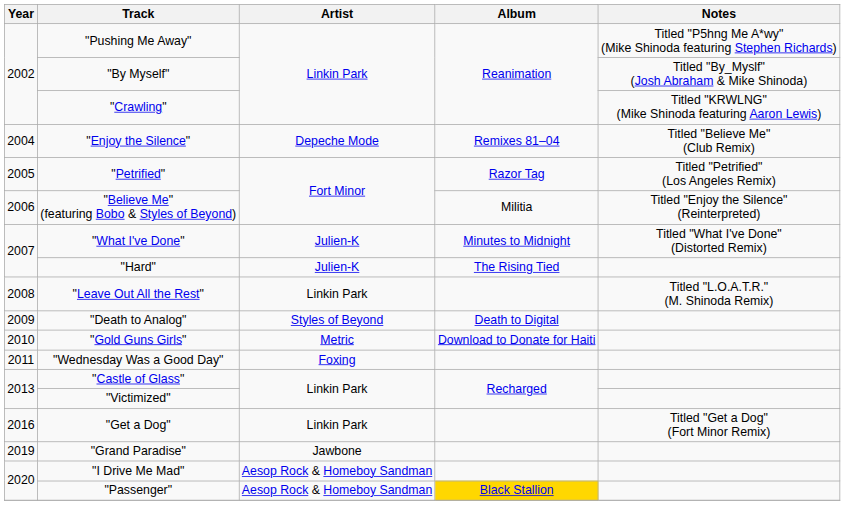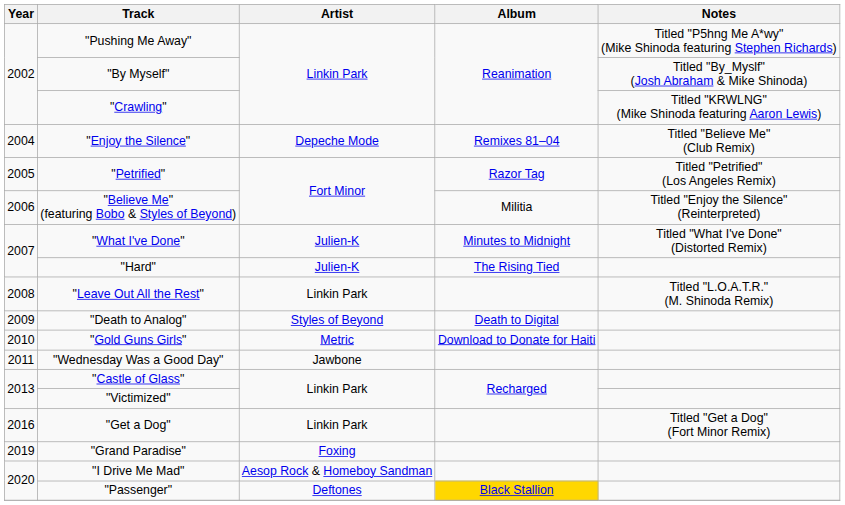(337, 359) Foxing -> (337, 359) Jawbone
(337, 451) Jawbone -> (337, 451) Foxing
(337, 490) Aesop Rock & Homeboy Sandman -> (337, 490) Deftones
